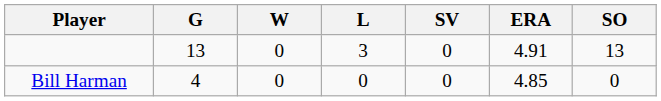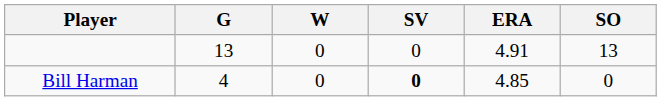- column: (363, 19)
(447, 80) normal -> (416, 80) bold
